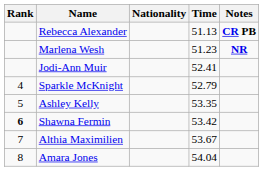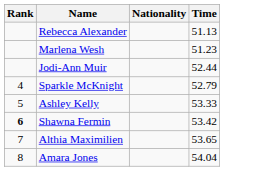- column: (239, 13)
(204, 67) 52.41 -> (204, 67) 52.44
(204, 103) 53.35 -> (204, 103) 53.33
(204, 139) 53.67 -> (204, 139) 53.65
